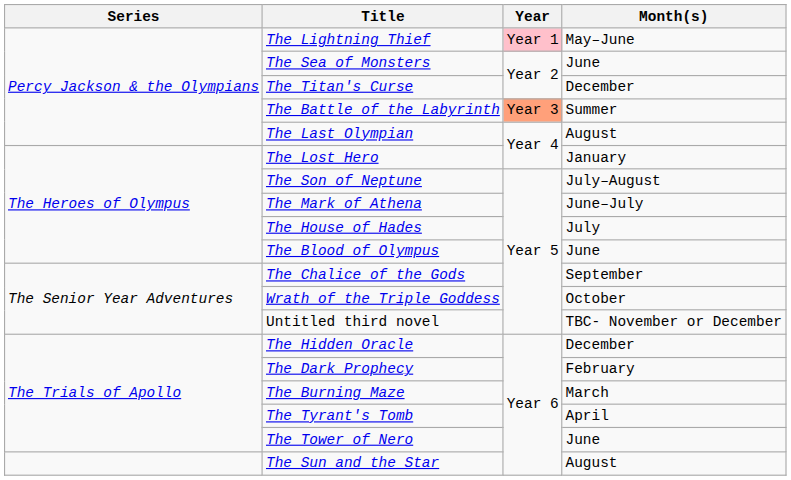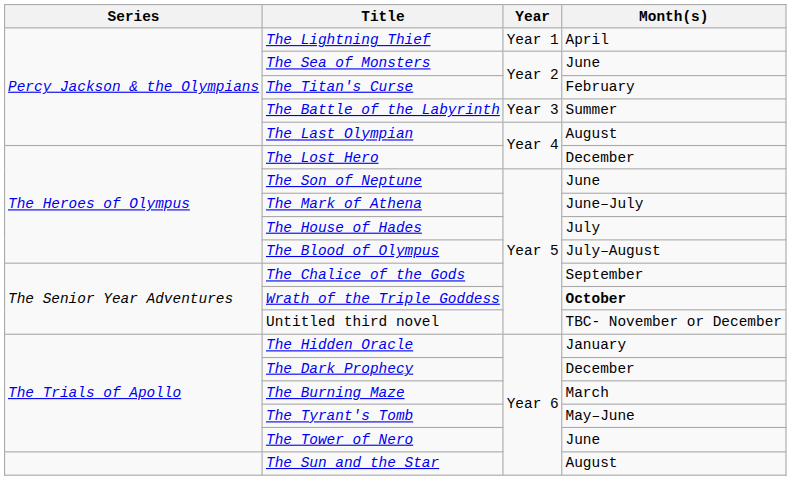(533, 40) pink background -> (533, 40) no background
(600, 40) May–June -> (587, 40) April
(600, 87) December -> (600, 87) February
(533, 110) lightsalmon background -> (533, 110) no background
(596, 157) January -> (600, 157) December
(613, 181) July–August -> (583, 181) June
(583, 251) June -> (613, 251) July–August
(596, 299) normal -> (596, 299) bold
(600, 346) December -> (596, 346) January
(600, 369) February -> (600, 369) December
(587, 416) April -> (600, 416) May–June
